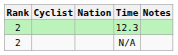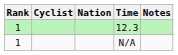(18, 27) 2 -> (18, 27) 1
(18, 42) 2 -> (18, 42) 1
